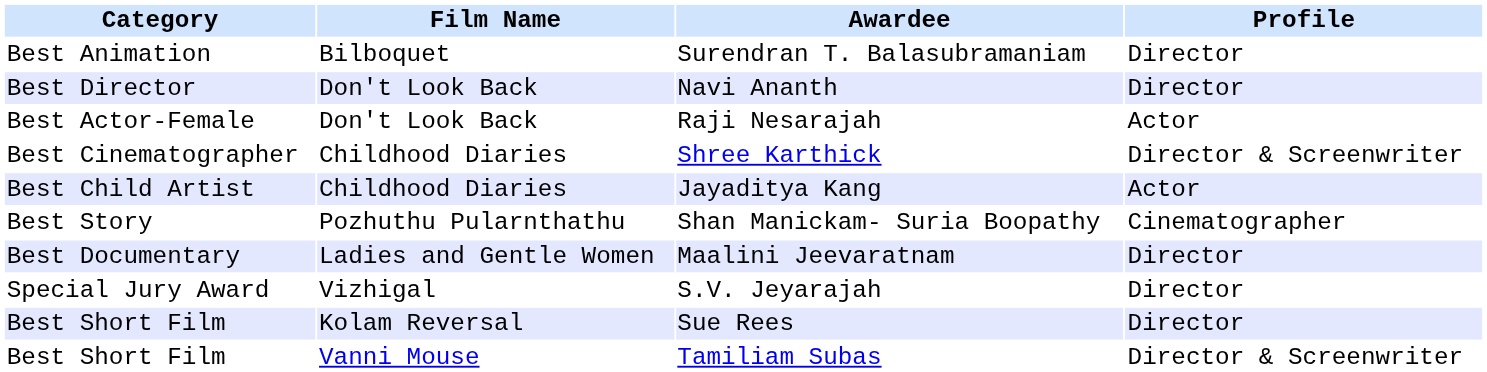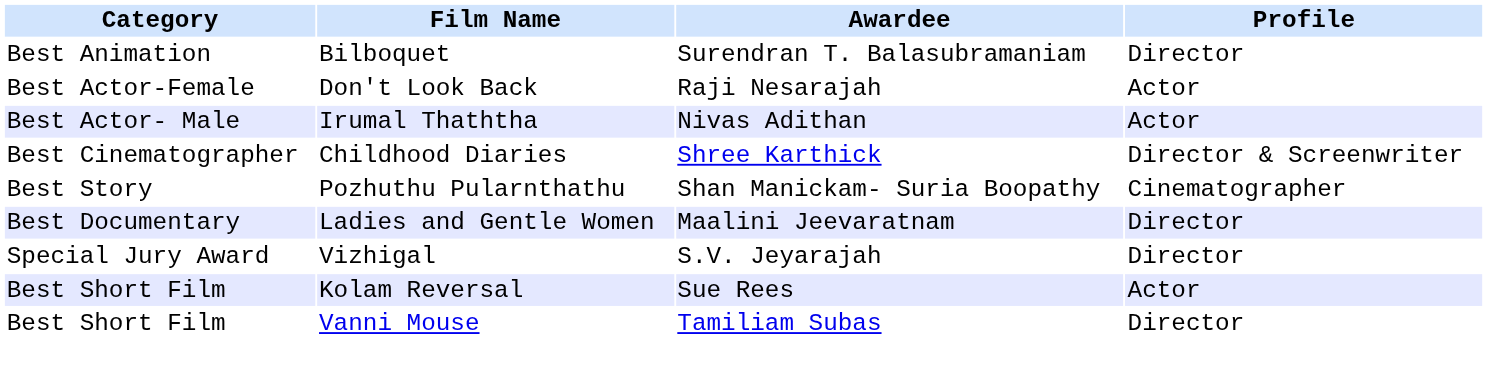- row: (758, 88)
+ row: (772, 122)
- row: (779, 189)
(1186, 324) Director -> (1164, 290) Actor
(1295, 357) Director & Screenwriter -> (1186, 324) Director
